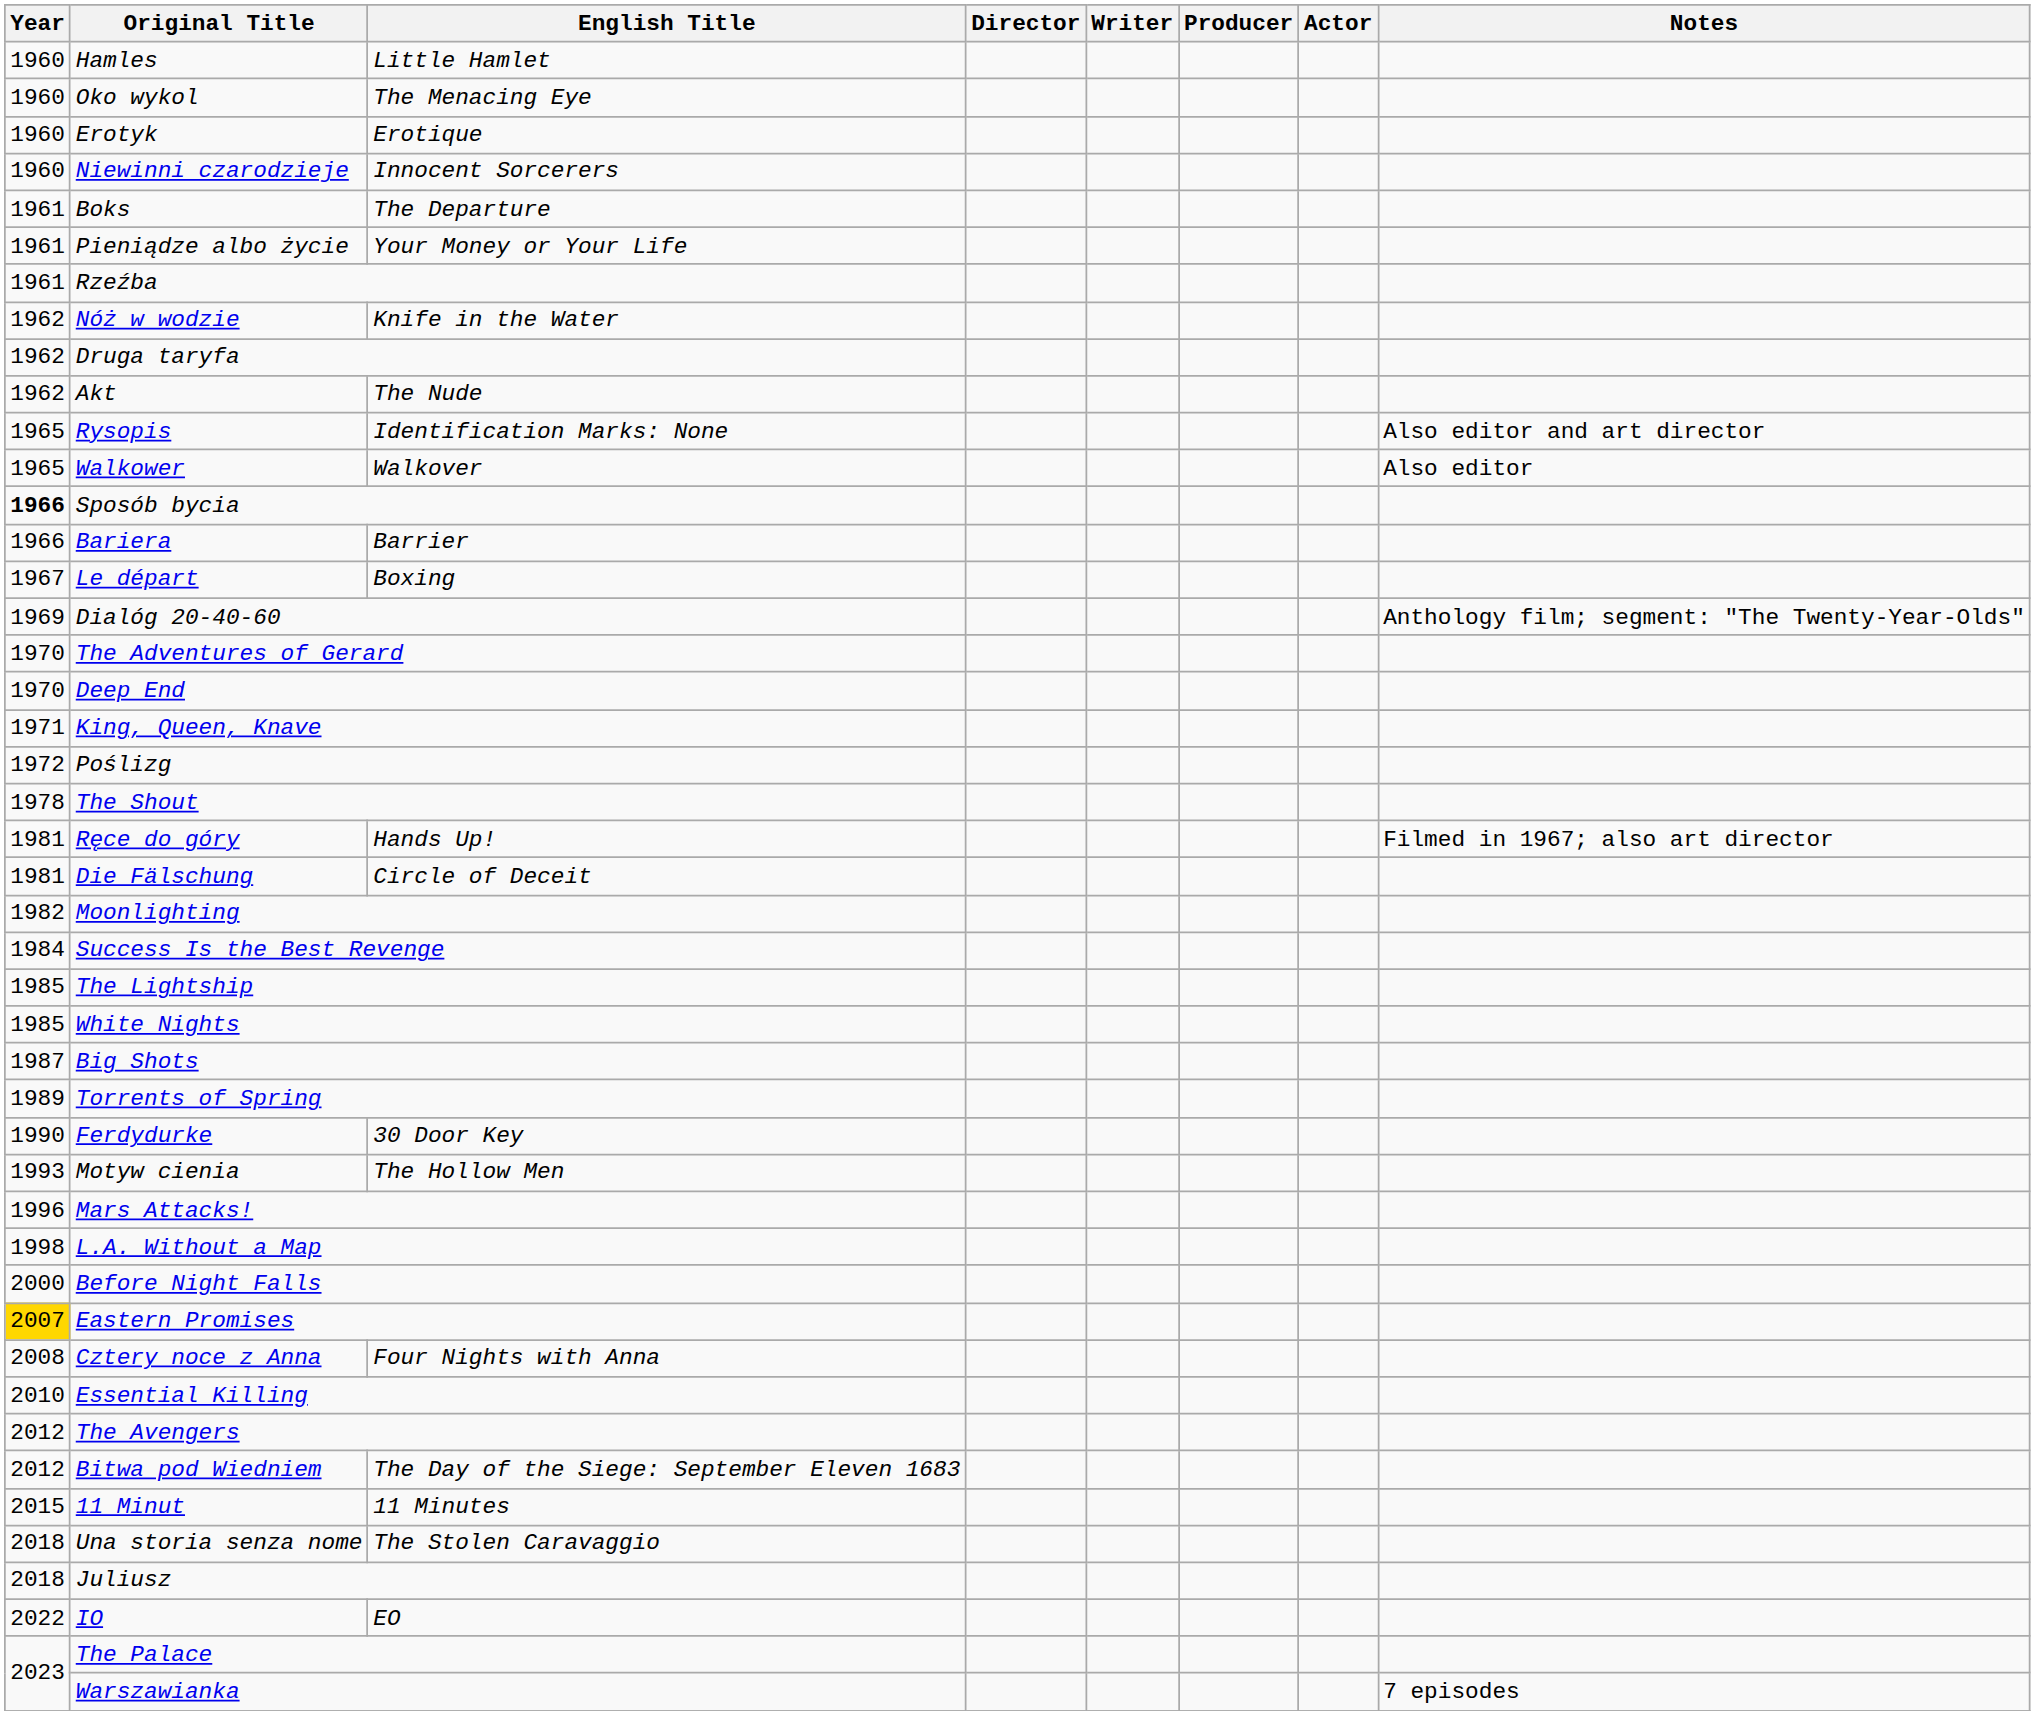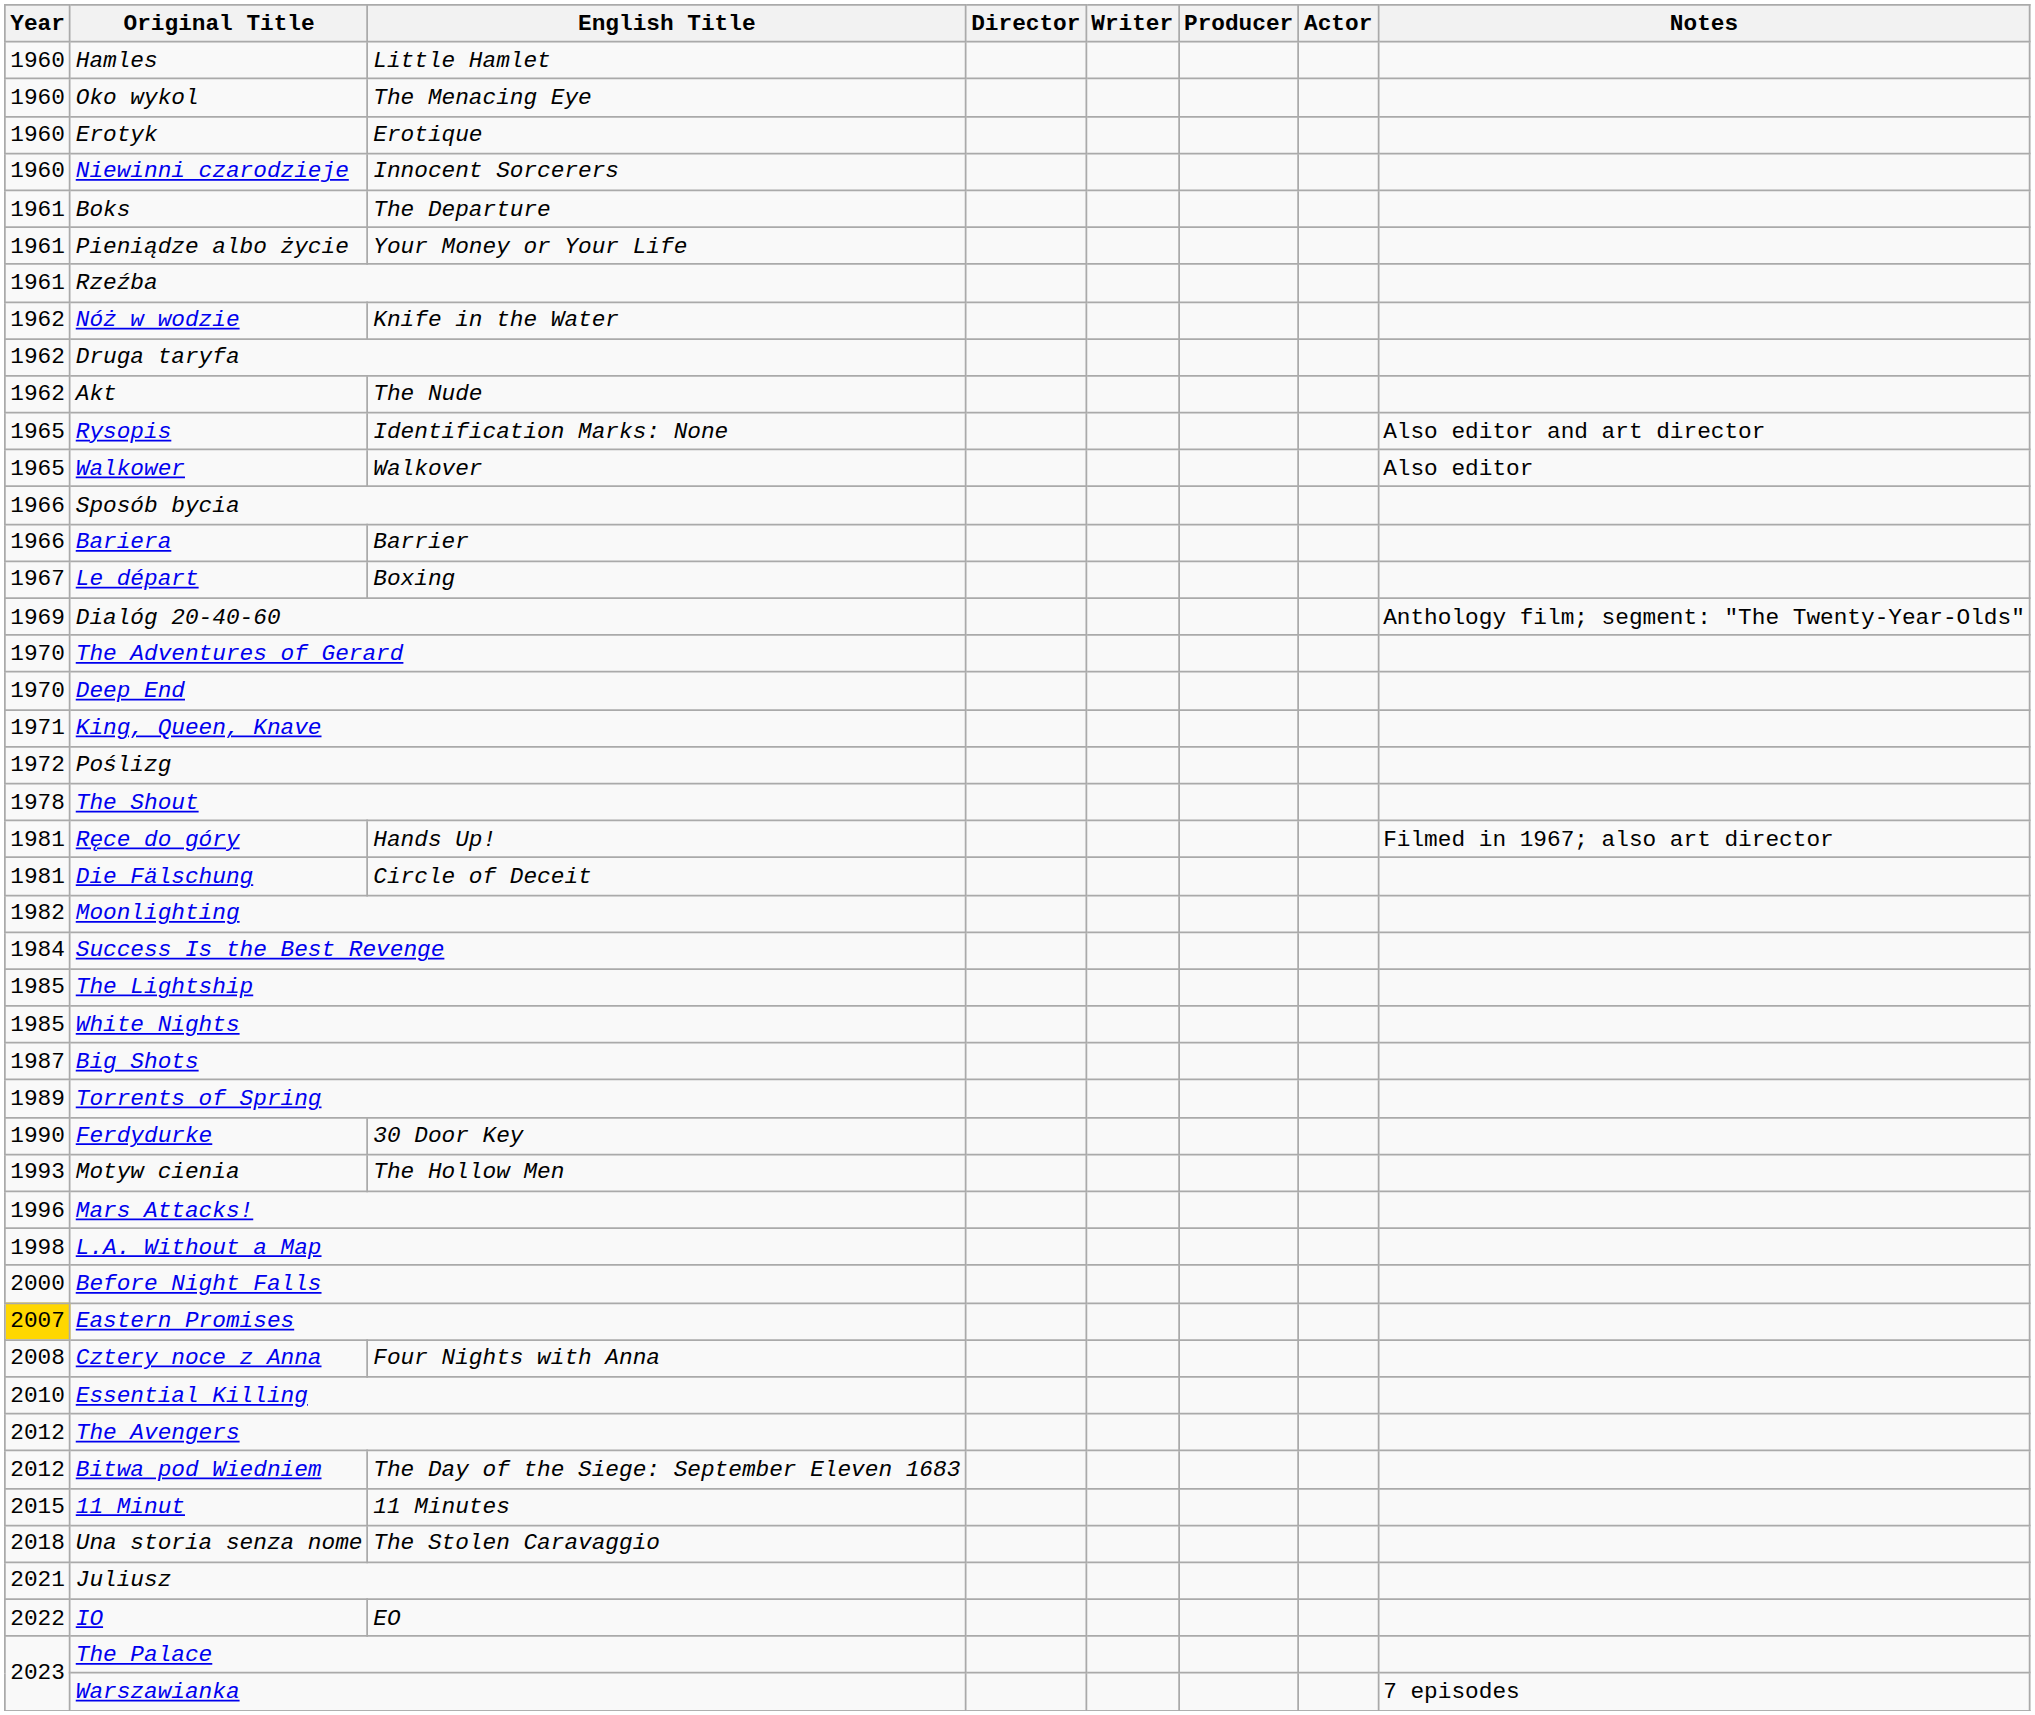(38, 505) bold -> (38, 505) normal
(38, 1581) 2018 -> (38, 1581) 2021
